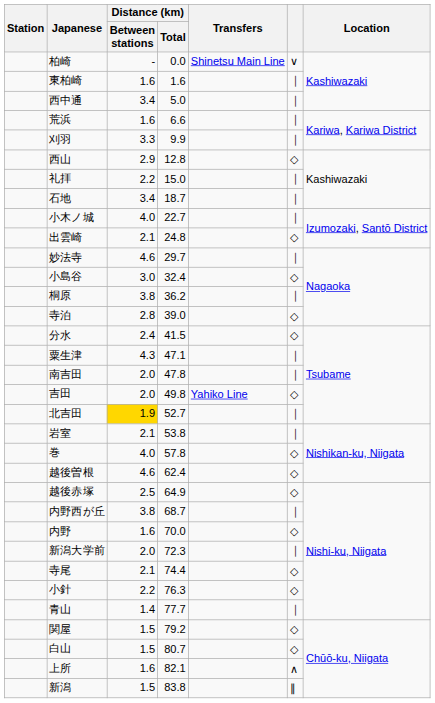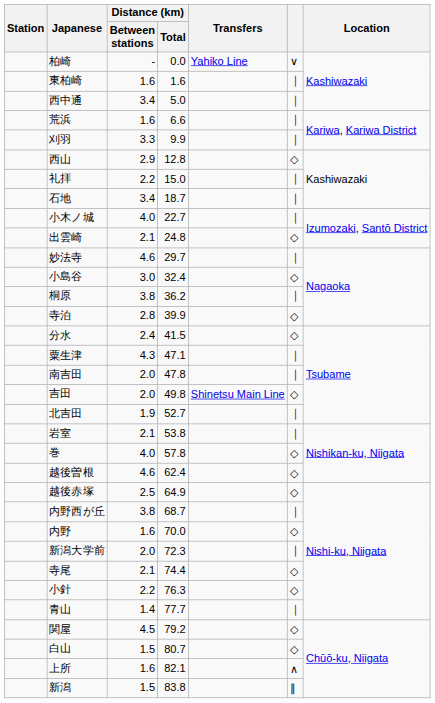(238, 61) Shinetsu Main Line -> (219, 61) Yahiko Line
(175, 316) 39.0 -> (175, 316) 39.9
(219, 394) Yahiko Line -> (238, 394) Shinetsu Main Line
(147, 414) gold background -> (147, 414) no background
(147, 629) 1.5 -> (147, 629) 4.5
